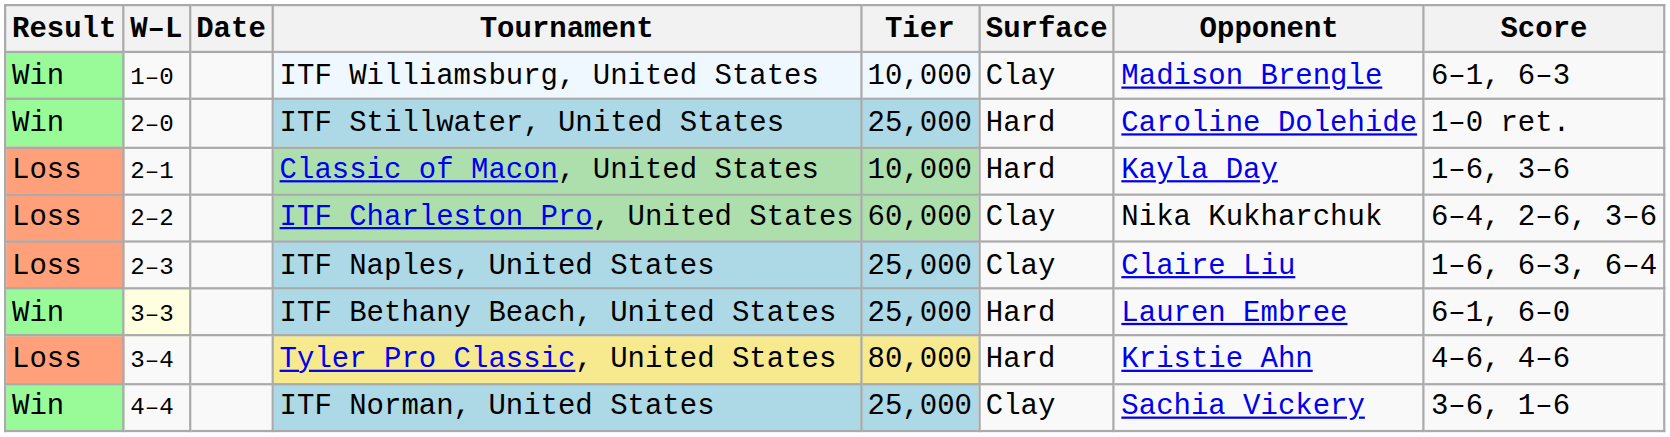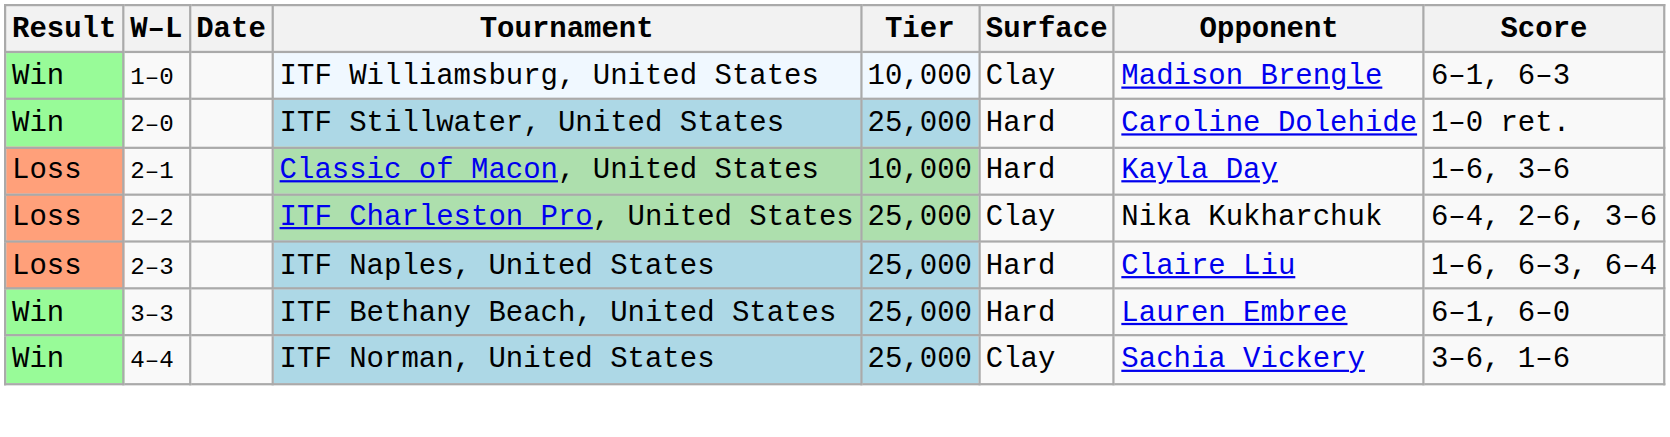(920, 218) 60,000 -> (920, 218) 25,000
(1021, 265) Clay -> (1021, 265) Hard
(152, 313) lightyellow background -> (152, 313) no background
- row: (558, 359)
